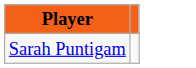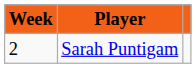+ column: (31, 19)
